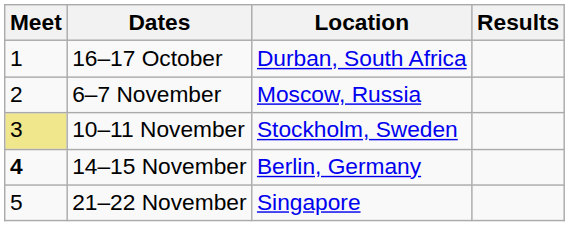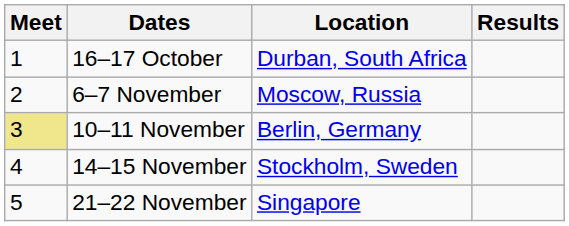(357, 130) Stockholm, Sweden -> (339, 130) Berlin, Germany
(16, 166) bold -> (16, 166) normal
(339, 166) Berlin, Germany -> (357, 166) Stockholm, Sweden
